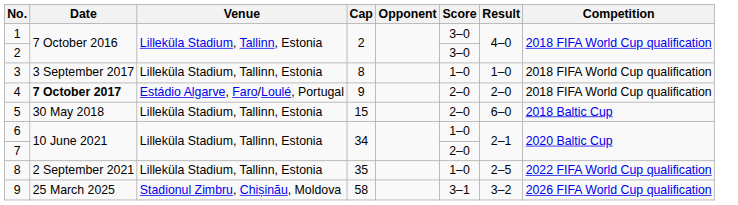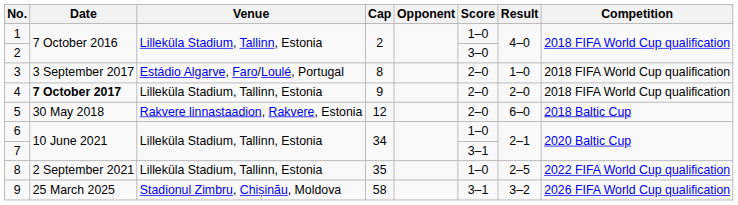(460, 33) 3–0 -> (478, 33) 1–0
(231, 72) Lilleküla Stadium, Tallinn, Estonia -> (242, 72) Estádio Algarve, Faro/Loulé, Portugal
(460, 72) 1–0 -> (478, 72) 2–0
(242, 92) Estádio Algarve, Faro/Loulé, Portugal -> (231, 92) Lilleküla Stadium, Tallinn, Estonia
(231, 111) Lilleküla Stadium, Tallinn, Estonia -> (251, 111) Rakvere linnastaadion, Rakvere, Estonia
(361, 111) 15 -> (380, 111) 12
(460, 151) 2–0 -> (478, 151) 3–1
